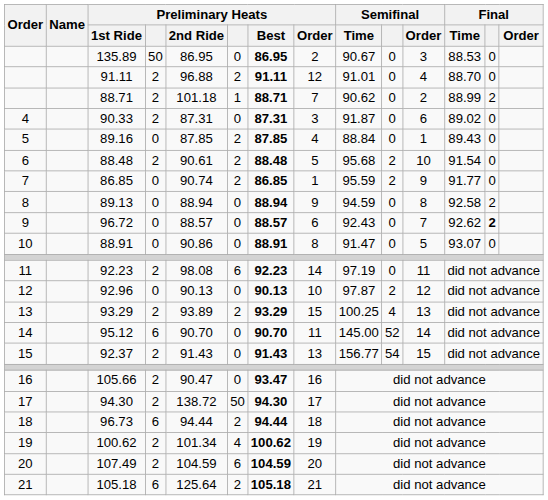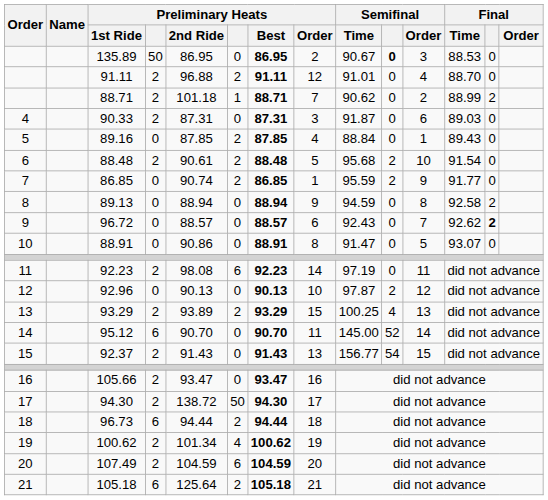(392, 56) normal -> (392, 56) bold
(465, 118) 89.02 -> (465, 118) 89.03
(196, 380) 90.47 -> (196, 380) 93.47
